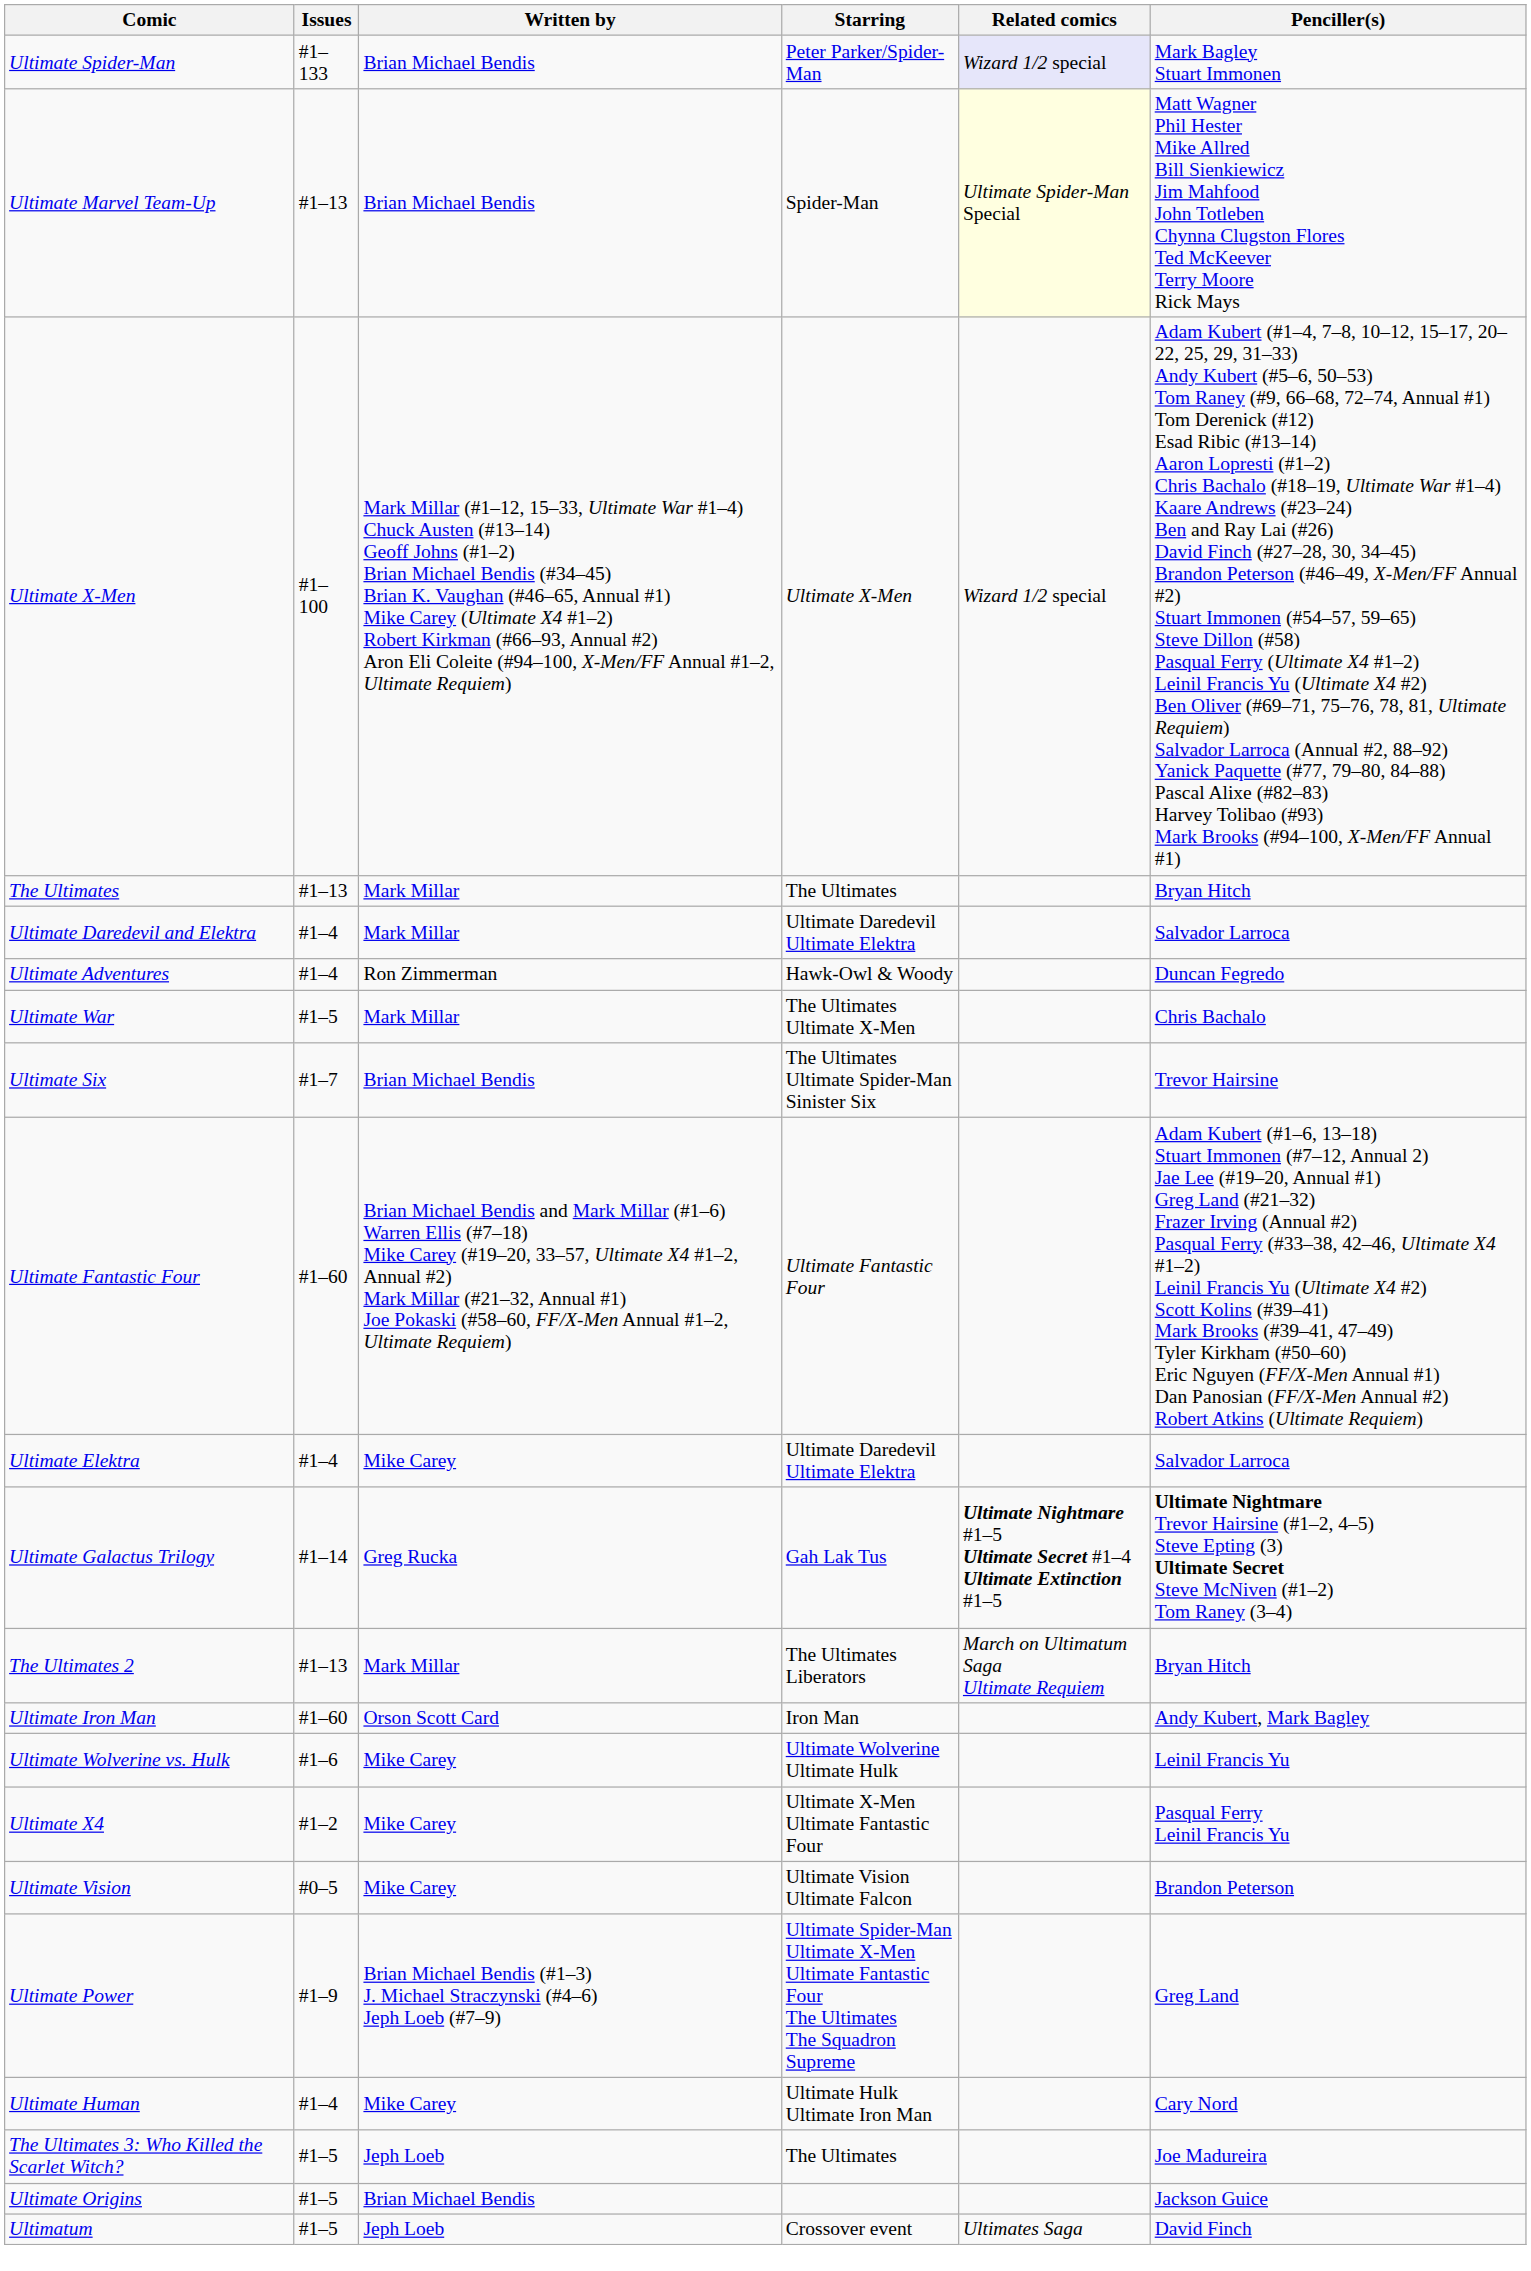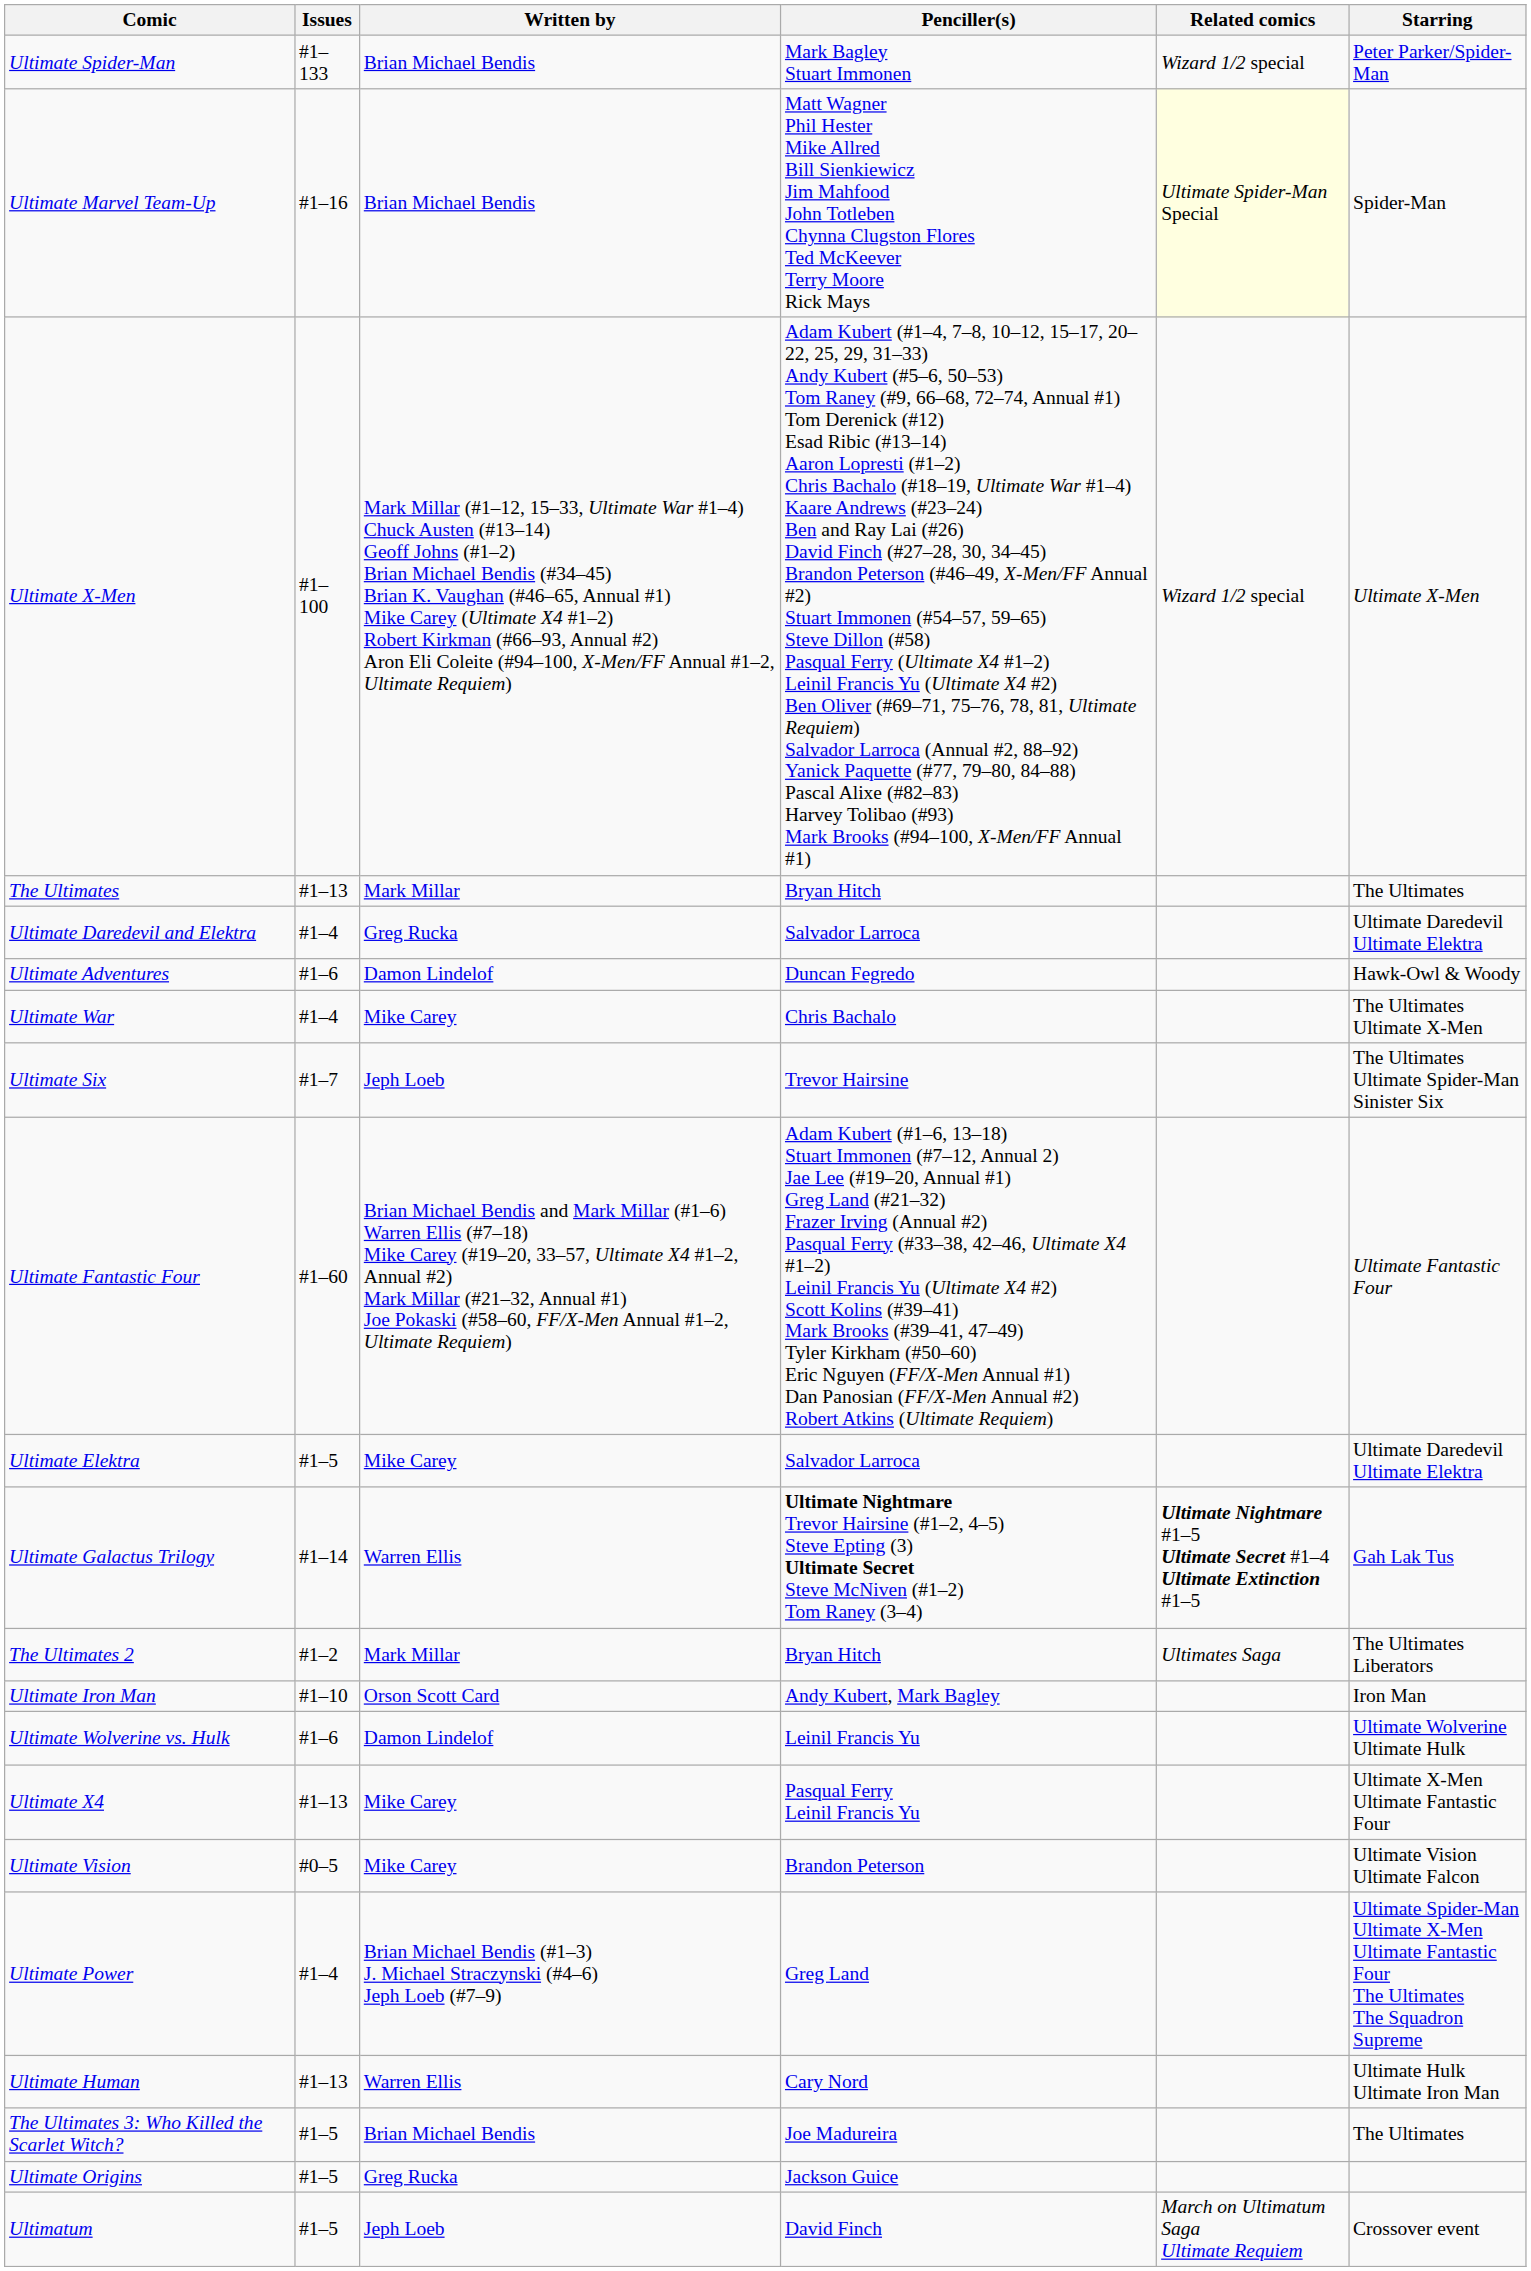columns swapped: (1338, 19) <-> (870, 19)
(1035, 61) lavender background -> (1233, 61) no background
(323, 202) #1–13 -> (323, 202) #1–16
(411, 932) Mark Millar -> (411, 932) Greg Rucka
(318, 974) #1–4 -> (319, 974) #1–6
(430, 974) Ron Zimmerman -> (429, 974) Damon Lindelof
(318, 1016) #1–5 -> (319, 1016) #1–4
(411, 1016) Mark Millar -> (410, 1016) Mike Carey
(449, 1080) Brian Michael Bendis -> (404, 1080) Jeph Loeb
(318, 1460) #1–4 -> (319, 1460) #1–5
(410, 1557) Greg Rucka -> (413, 1557) Warren Ellis
(323, 1665) #1–13 -> (319, 1654) #1–2
(1045, 1665) March on Ultimatum Saga Ultimate Requiem -> (1221, 1654) Ultimates Saga
(323, 1718) #1–60 -> (323, 1696) #1–10
(410, 1760) Mike Carey -> (429, 1738) Damon Lindelof
(318, 1823) #1–2 -> (323, 1801) #1–13
(318, 1995) #1–9 -> (319, 1973) #1–4
(318, 2103) #1–4 -> (323, 2081) #1–13
(410, 2103) Mike Carey -> (413, 2081) Warren Ellis
(404, 2156) Jeph Loeb -> (449, 2134) Brian Michael Bendis
(449, 2198) Brian Michael Bendis -> (411, 2176) Greg Rucka
(1023, 2229) Ultimates Saga -> (1243, 2229) March on Ultimatum Saga Ultimate Requiem
